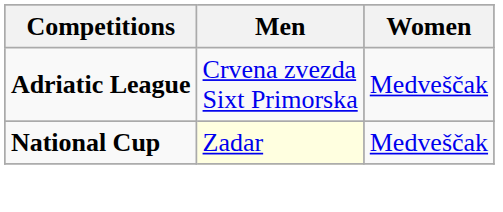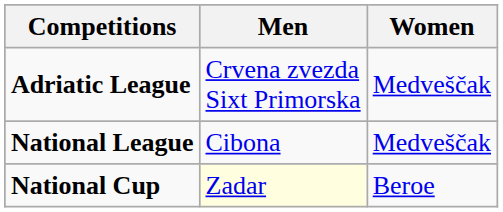+ row: (102, 142)
(429, 142) Medveščak -> (404, 185) Beroe
